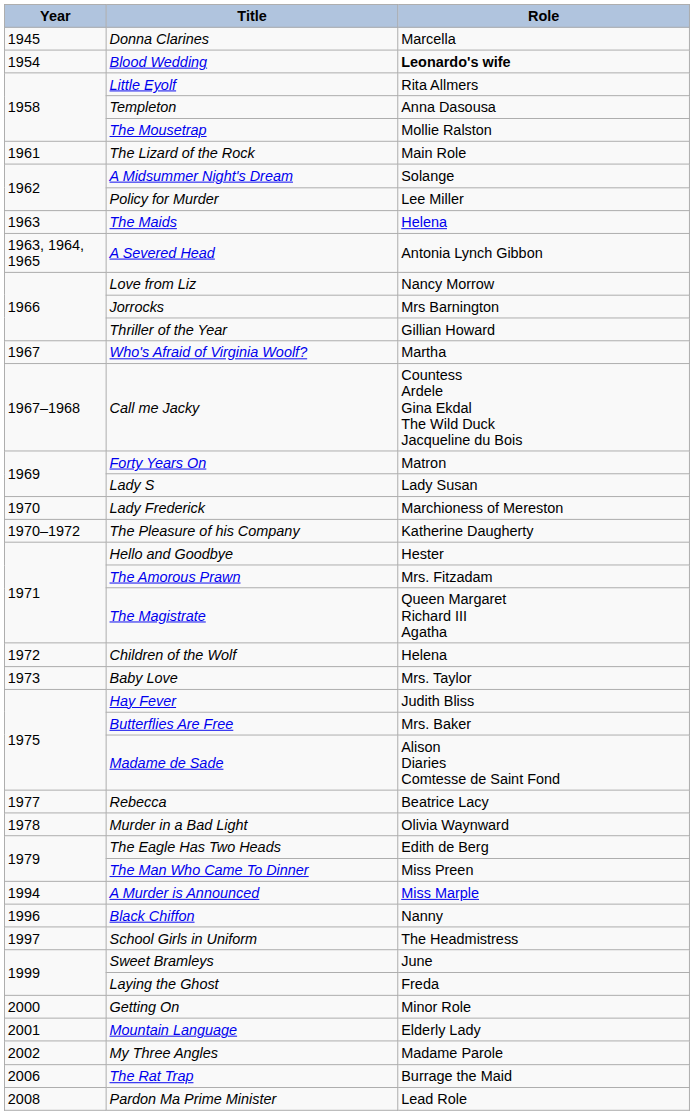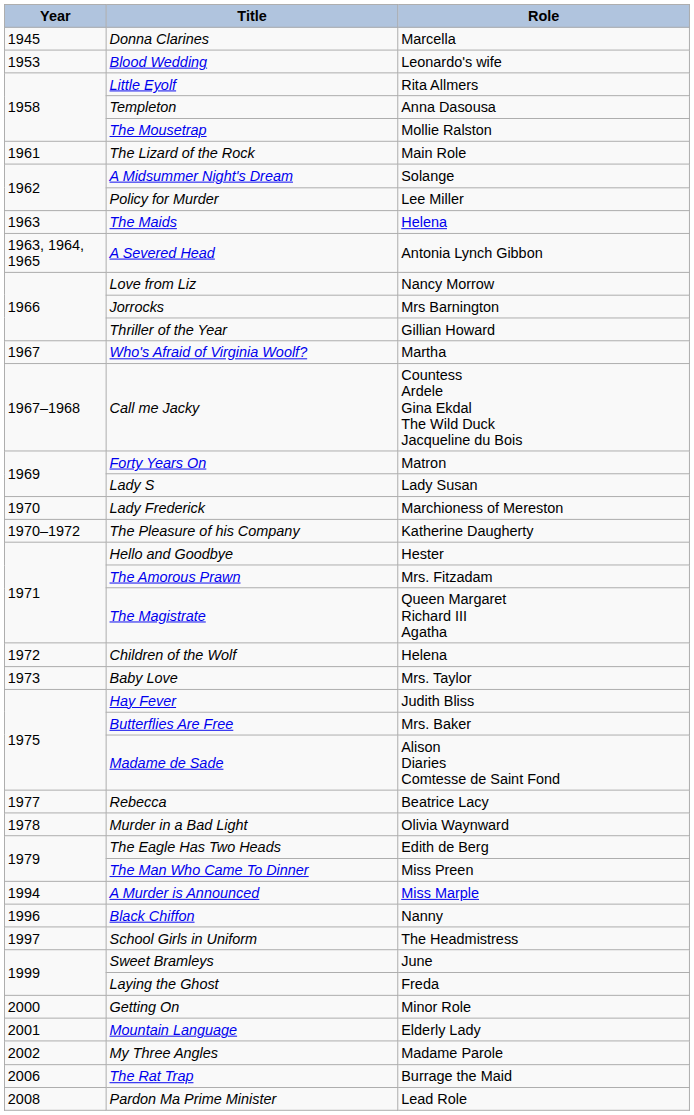(24, 62) 1954 -> (24, 62) 1953
(456, 62) bold -> (452, 62) normal
